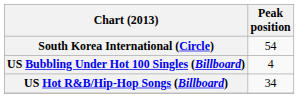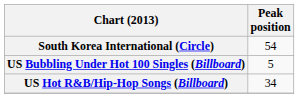(271, 64) 4 -> (271, 64) 5
